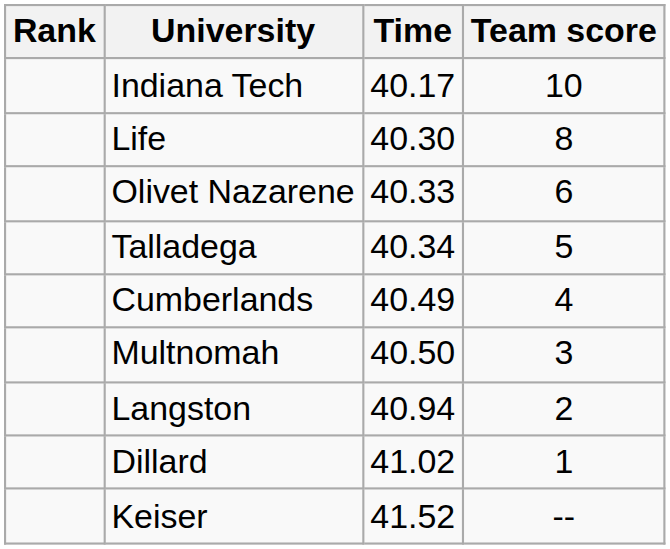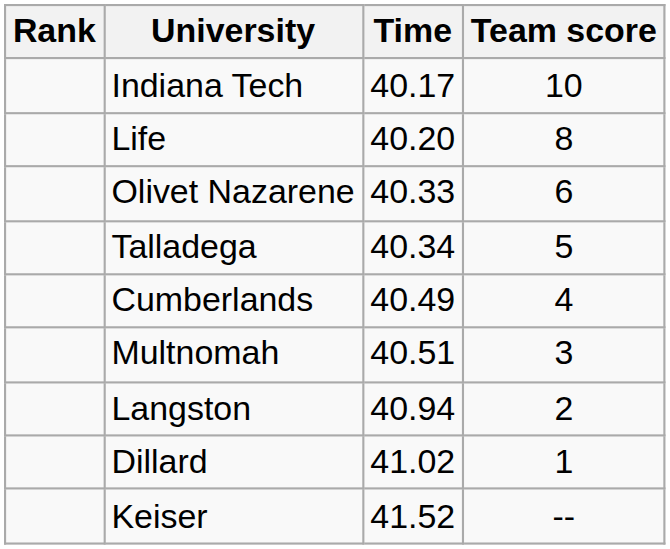(413, 138) 40.30 -> (413, 138) 40.20
(413, 354) 40.50 -> (413, 354) 40.51
